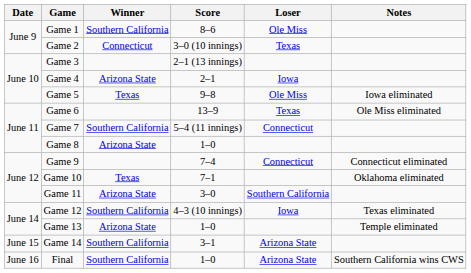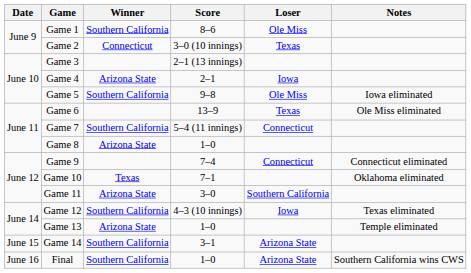(127, 95) Texas -> (127, 95) Southern California
